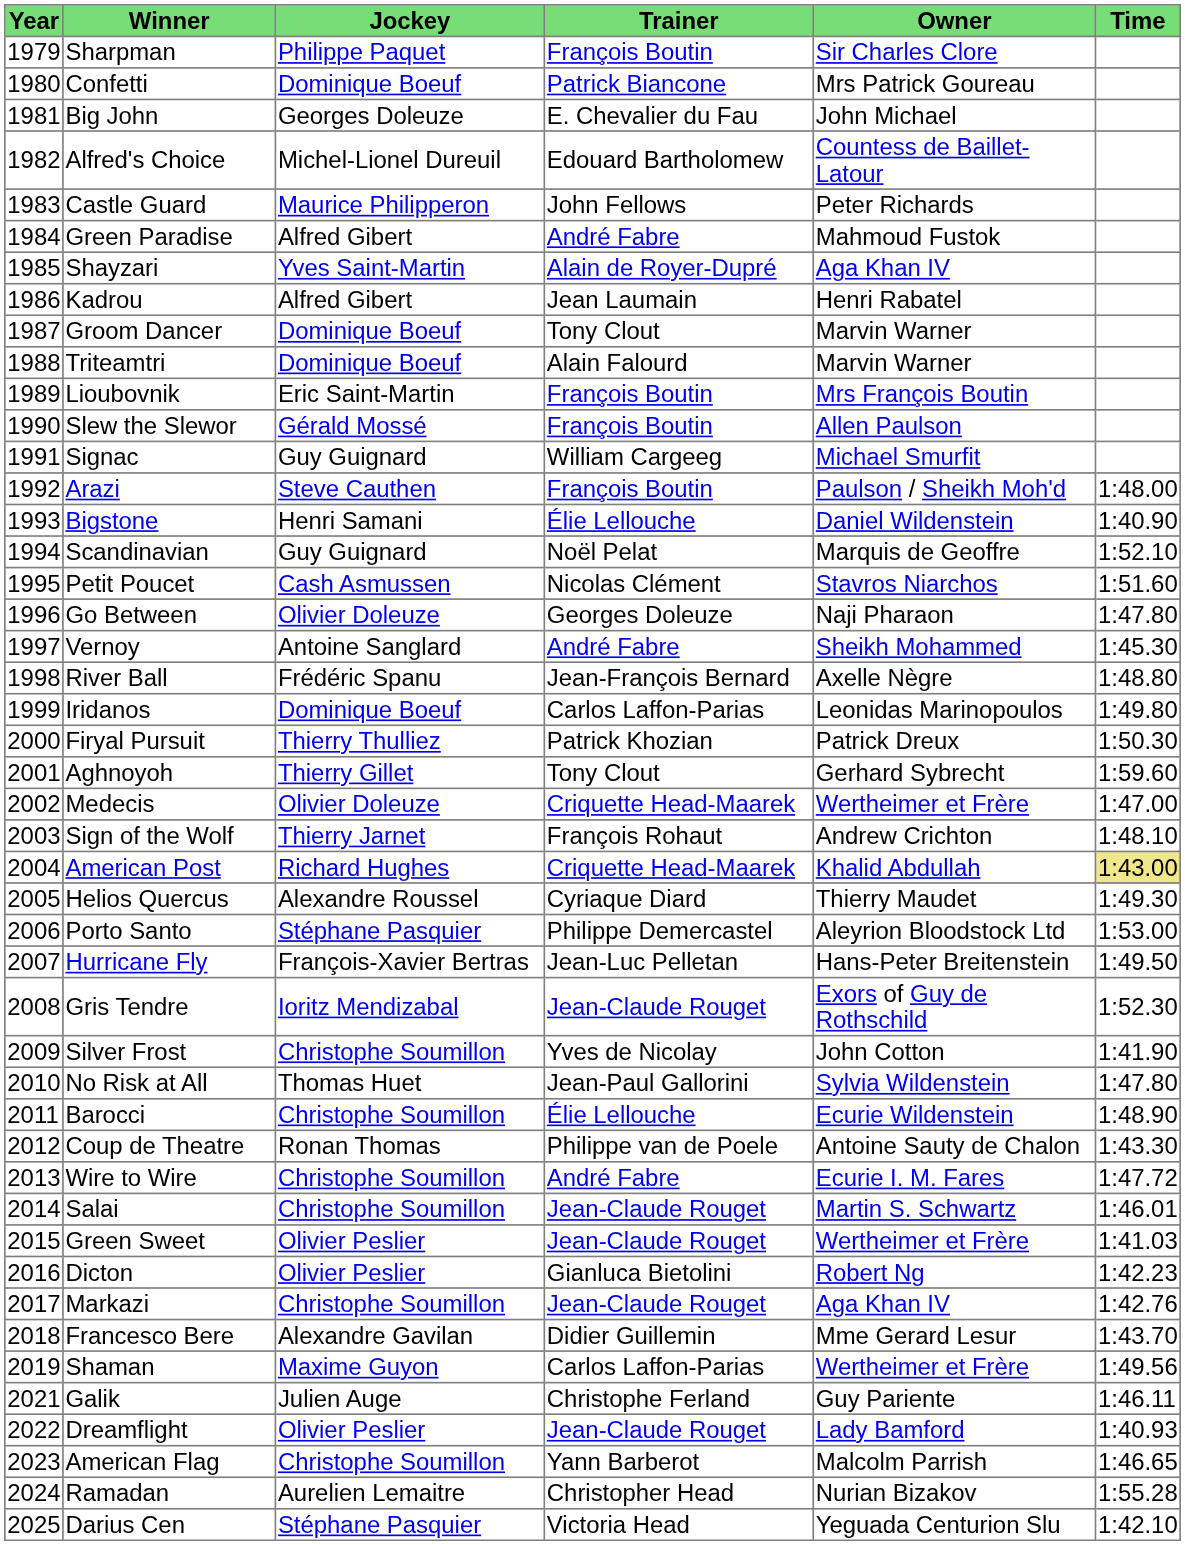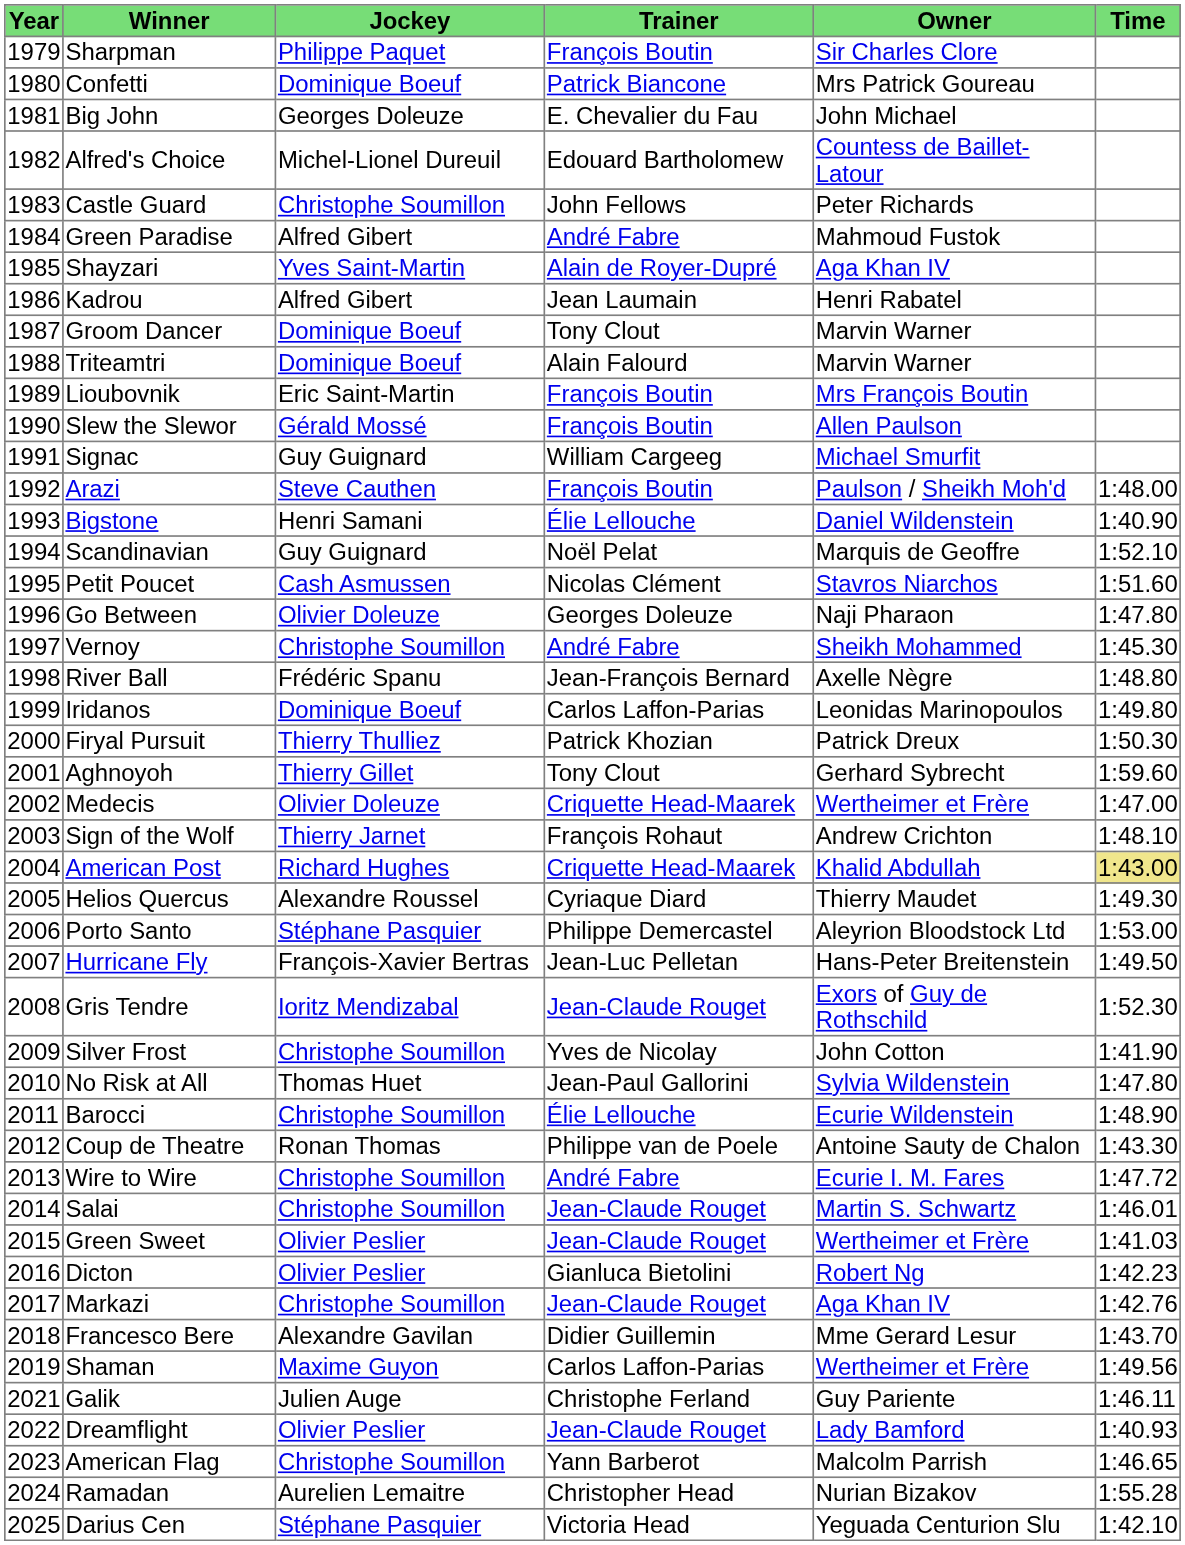(383, 205) Maurice Philipperon -> (391, 205) Christophe Soumillon
(370, 646) Antoine Sanglard -> (391, 646) Christophe Soumillon
